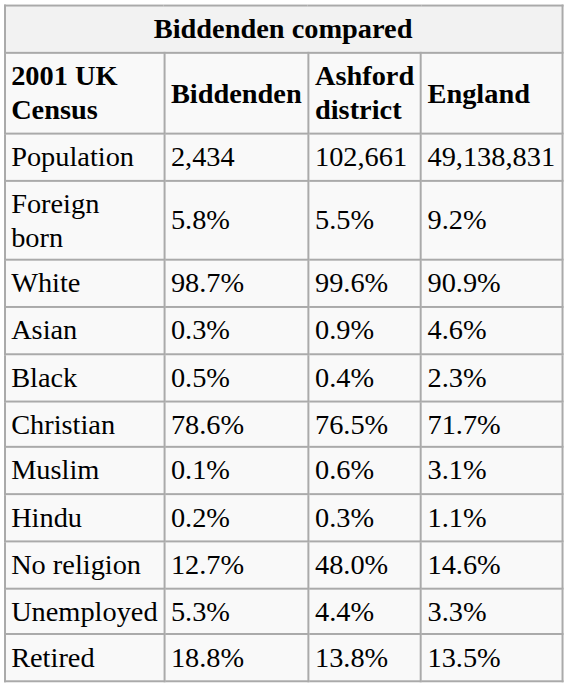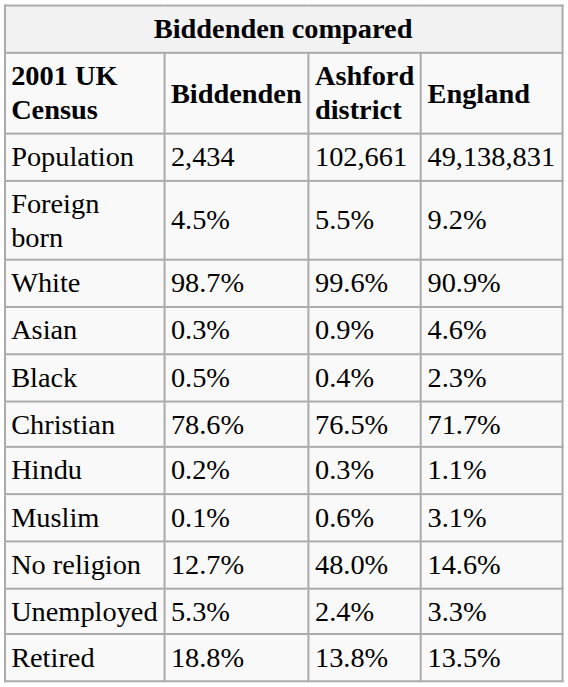(200, 219) 5.8% -> (200, 219) 4.5%
rows swapped: (55, 470) <-> (47, 517)
(345, 610) 4.4% -> (345, 610) 2.4%
